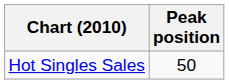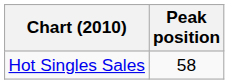(186, 65) 50 -> (186, 65) 58
